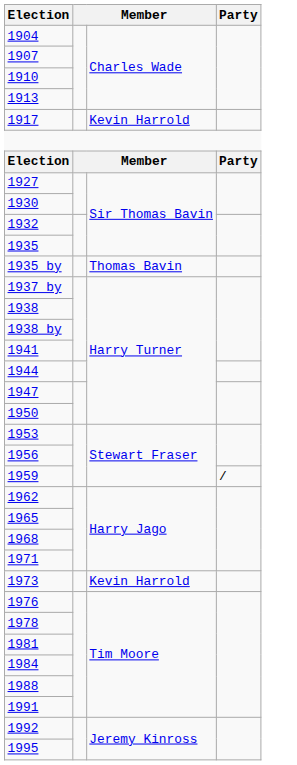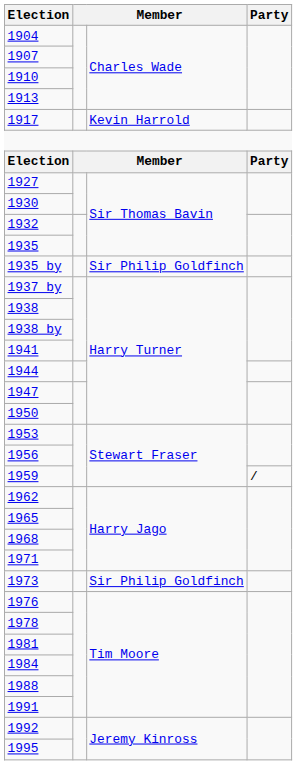(136, 267) Thomas Bavin -> (167, 267) Sir Philip Goldfinch
(140, 581) Kevin Harrold -> (167, 581) Sir Philip Goldfinch
